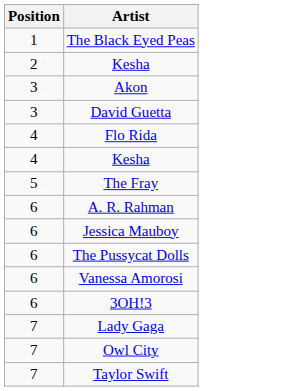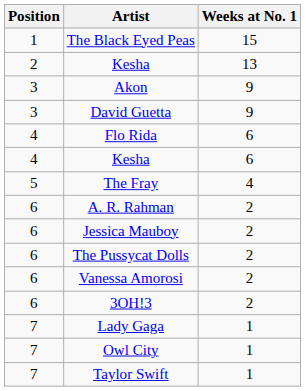+ column: (249, 16)
